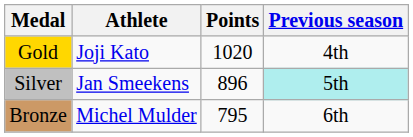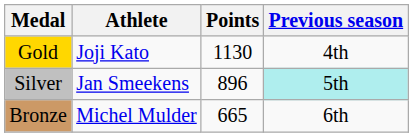(233, 52) 1020 -> (233, 52) 1130
(233, 115) 795 -> (233, 115) 665
